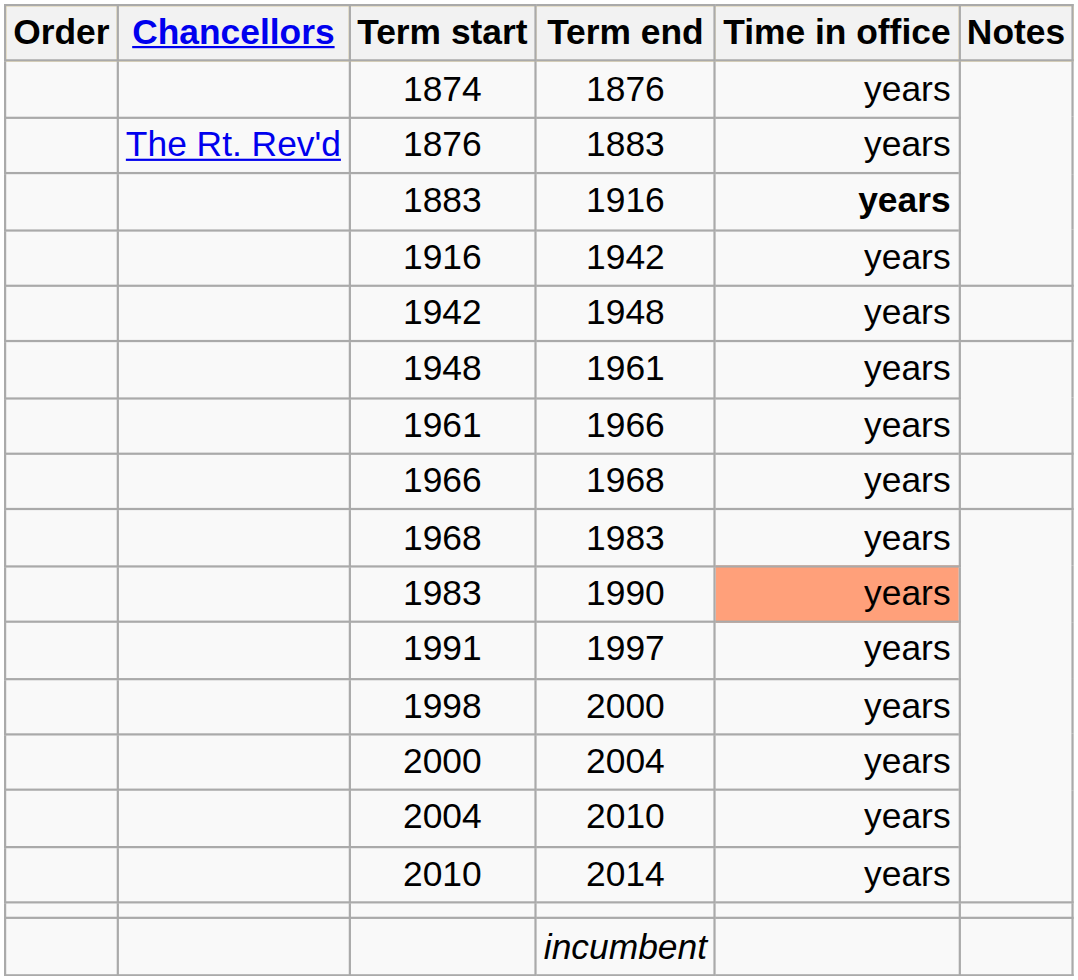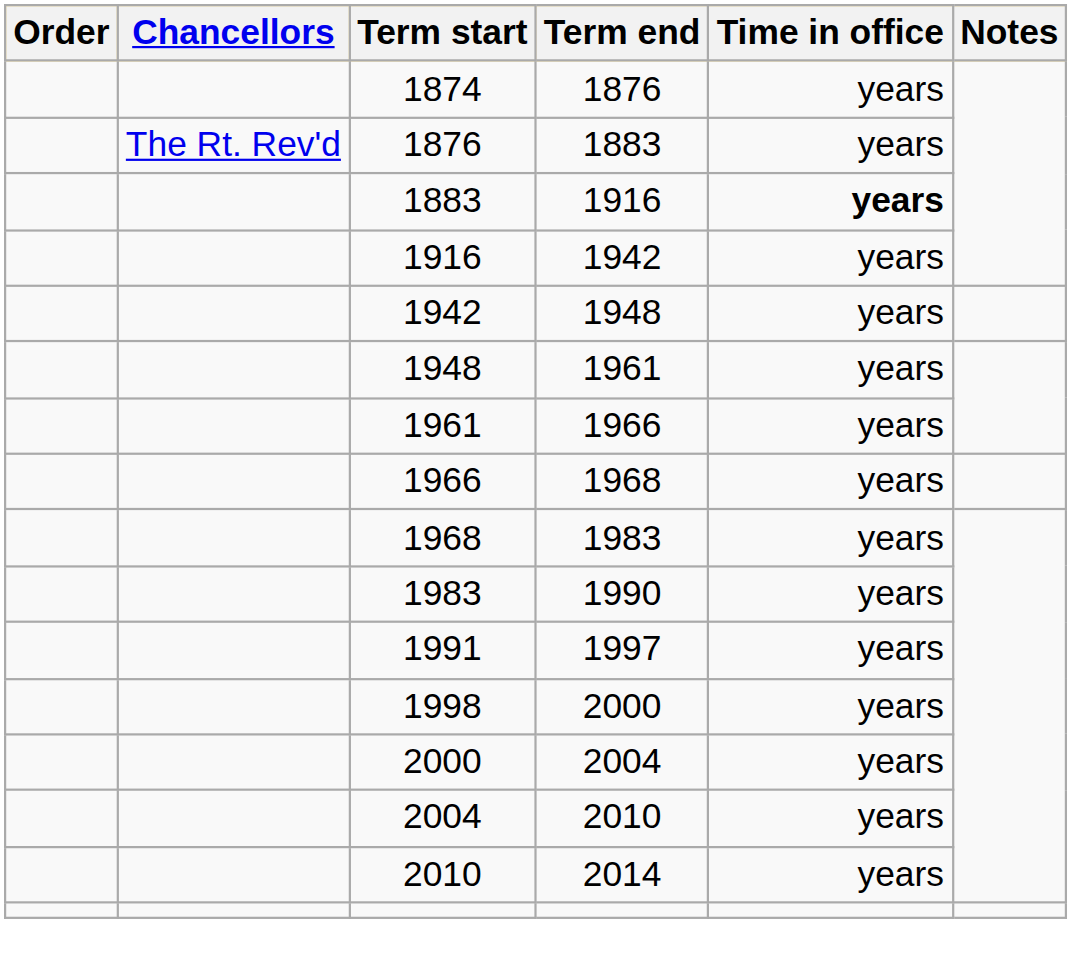(907, 593) lightsalmon background -> (901, 593) no background
- row: (625, 946)
